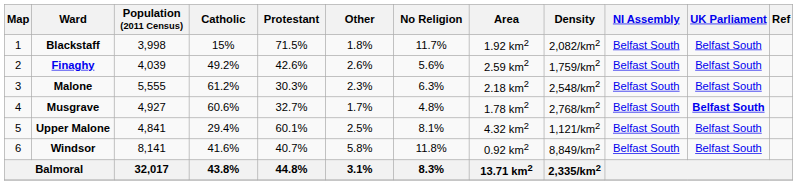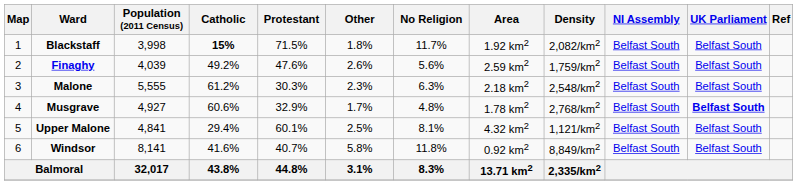(223, 45) normal -> (223, 45) bold
(291, 66) 42.6% -> (291, 66) 47.6%
(291, 107) 32.7% -> (291, 107) 32.9%
